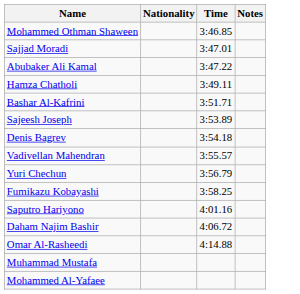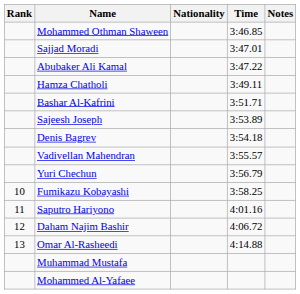+ column: (19, 13)
